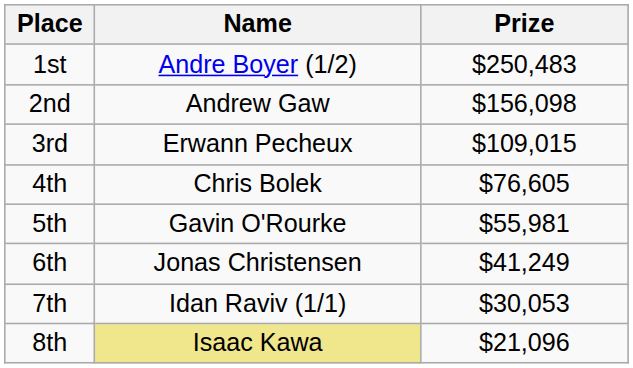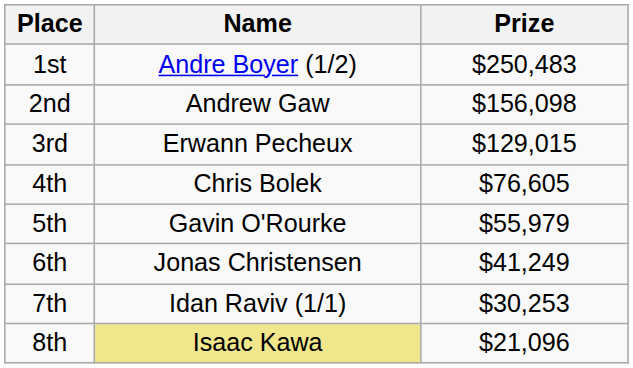(524, 143) $109,015 -> (524, 143) $129,015
(524, 223) $55,981 -> (524, 223) $55,979
(524, 303) $30,053 -> (524, 303) $30,253
